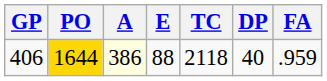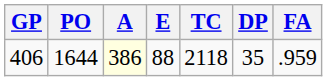(76, 57) gold background -> (76, 57) no background
(253, 57) 40 -> (253, 57) 35
